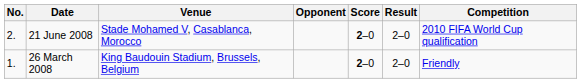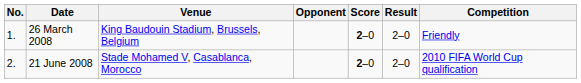rows swapped: (51, 64) <-> (61, 35)
